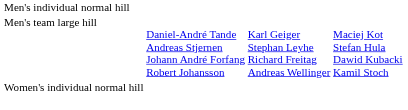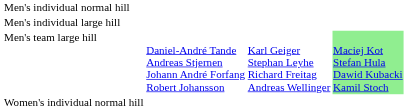+ row: (62, 22)
(368, 53) no background -> (368, 68) lightgreen background
